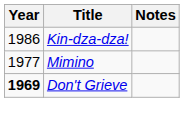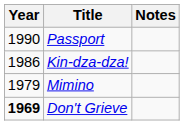+ row: (76, 39)
(24, 62) 1977 -> (24, 85) 1979
